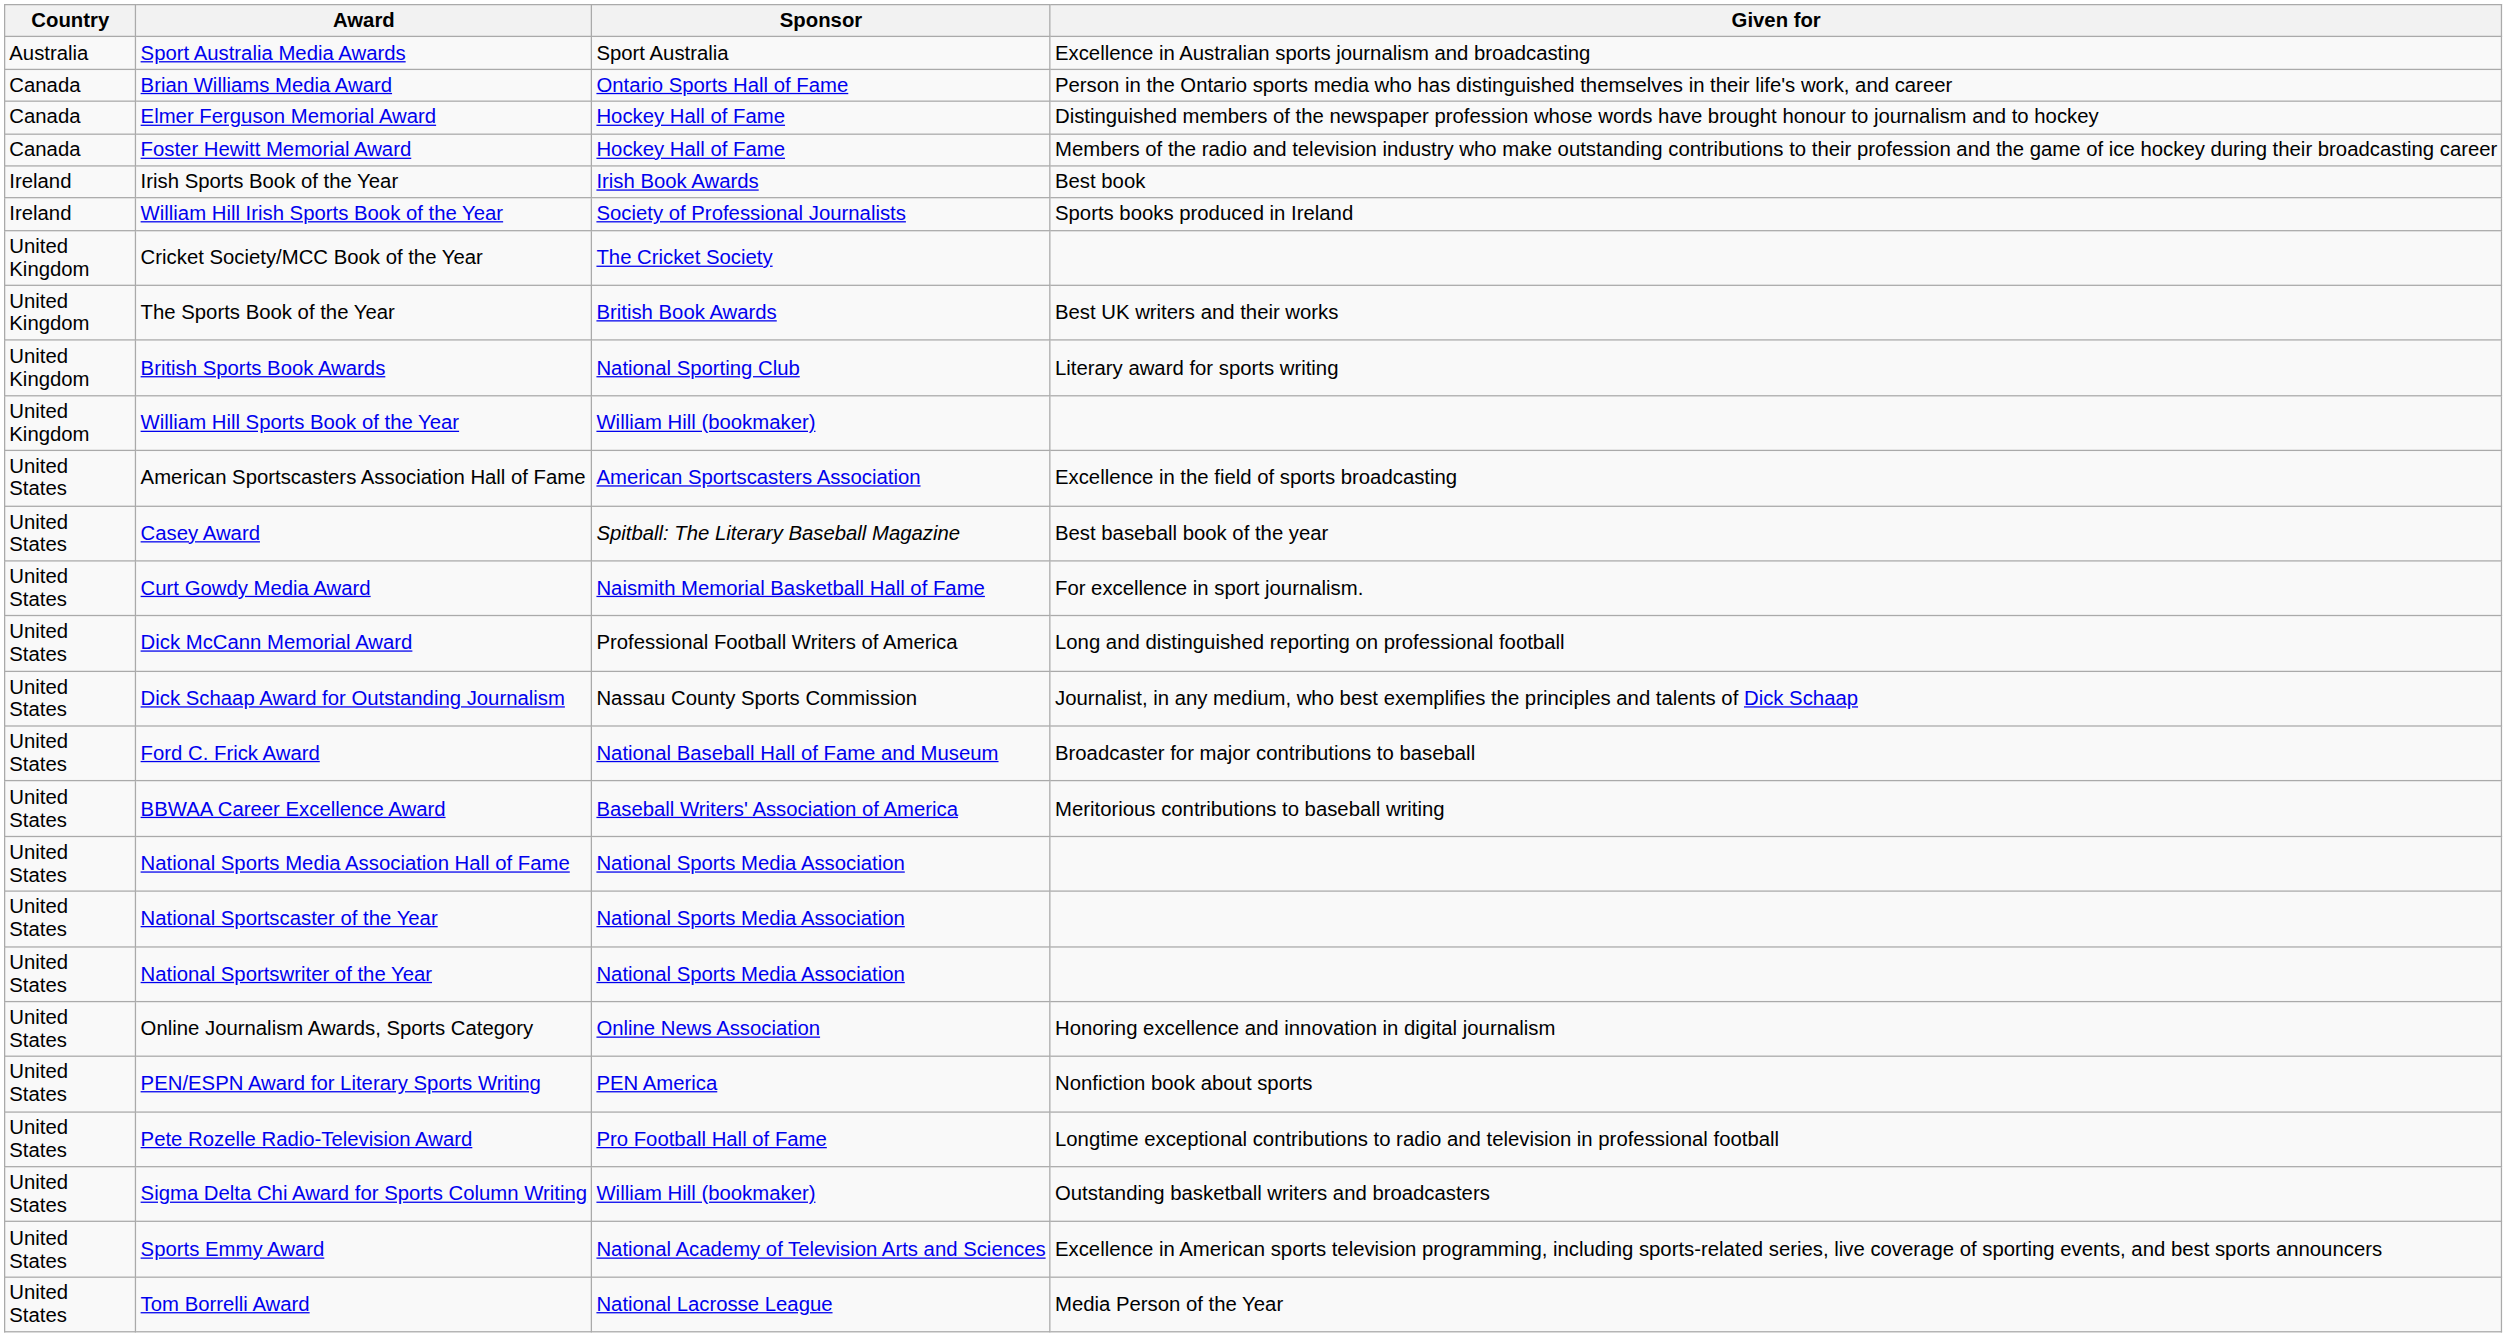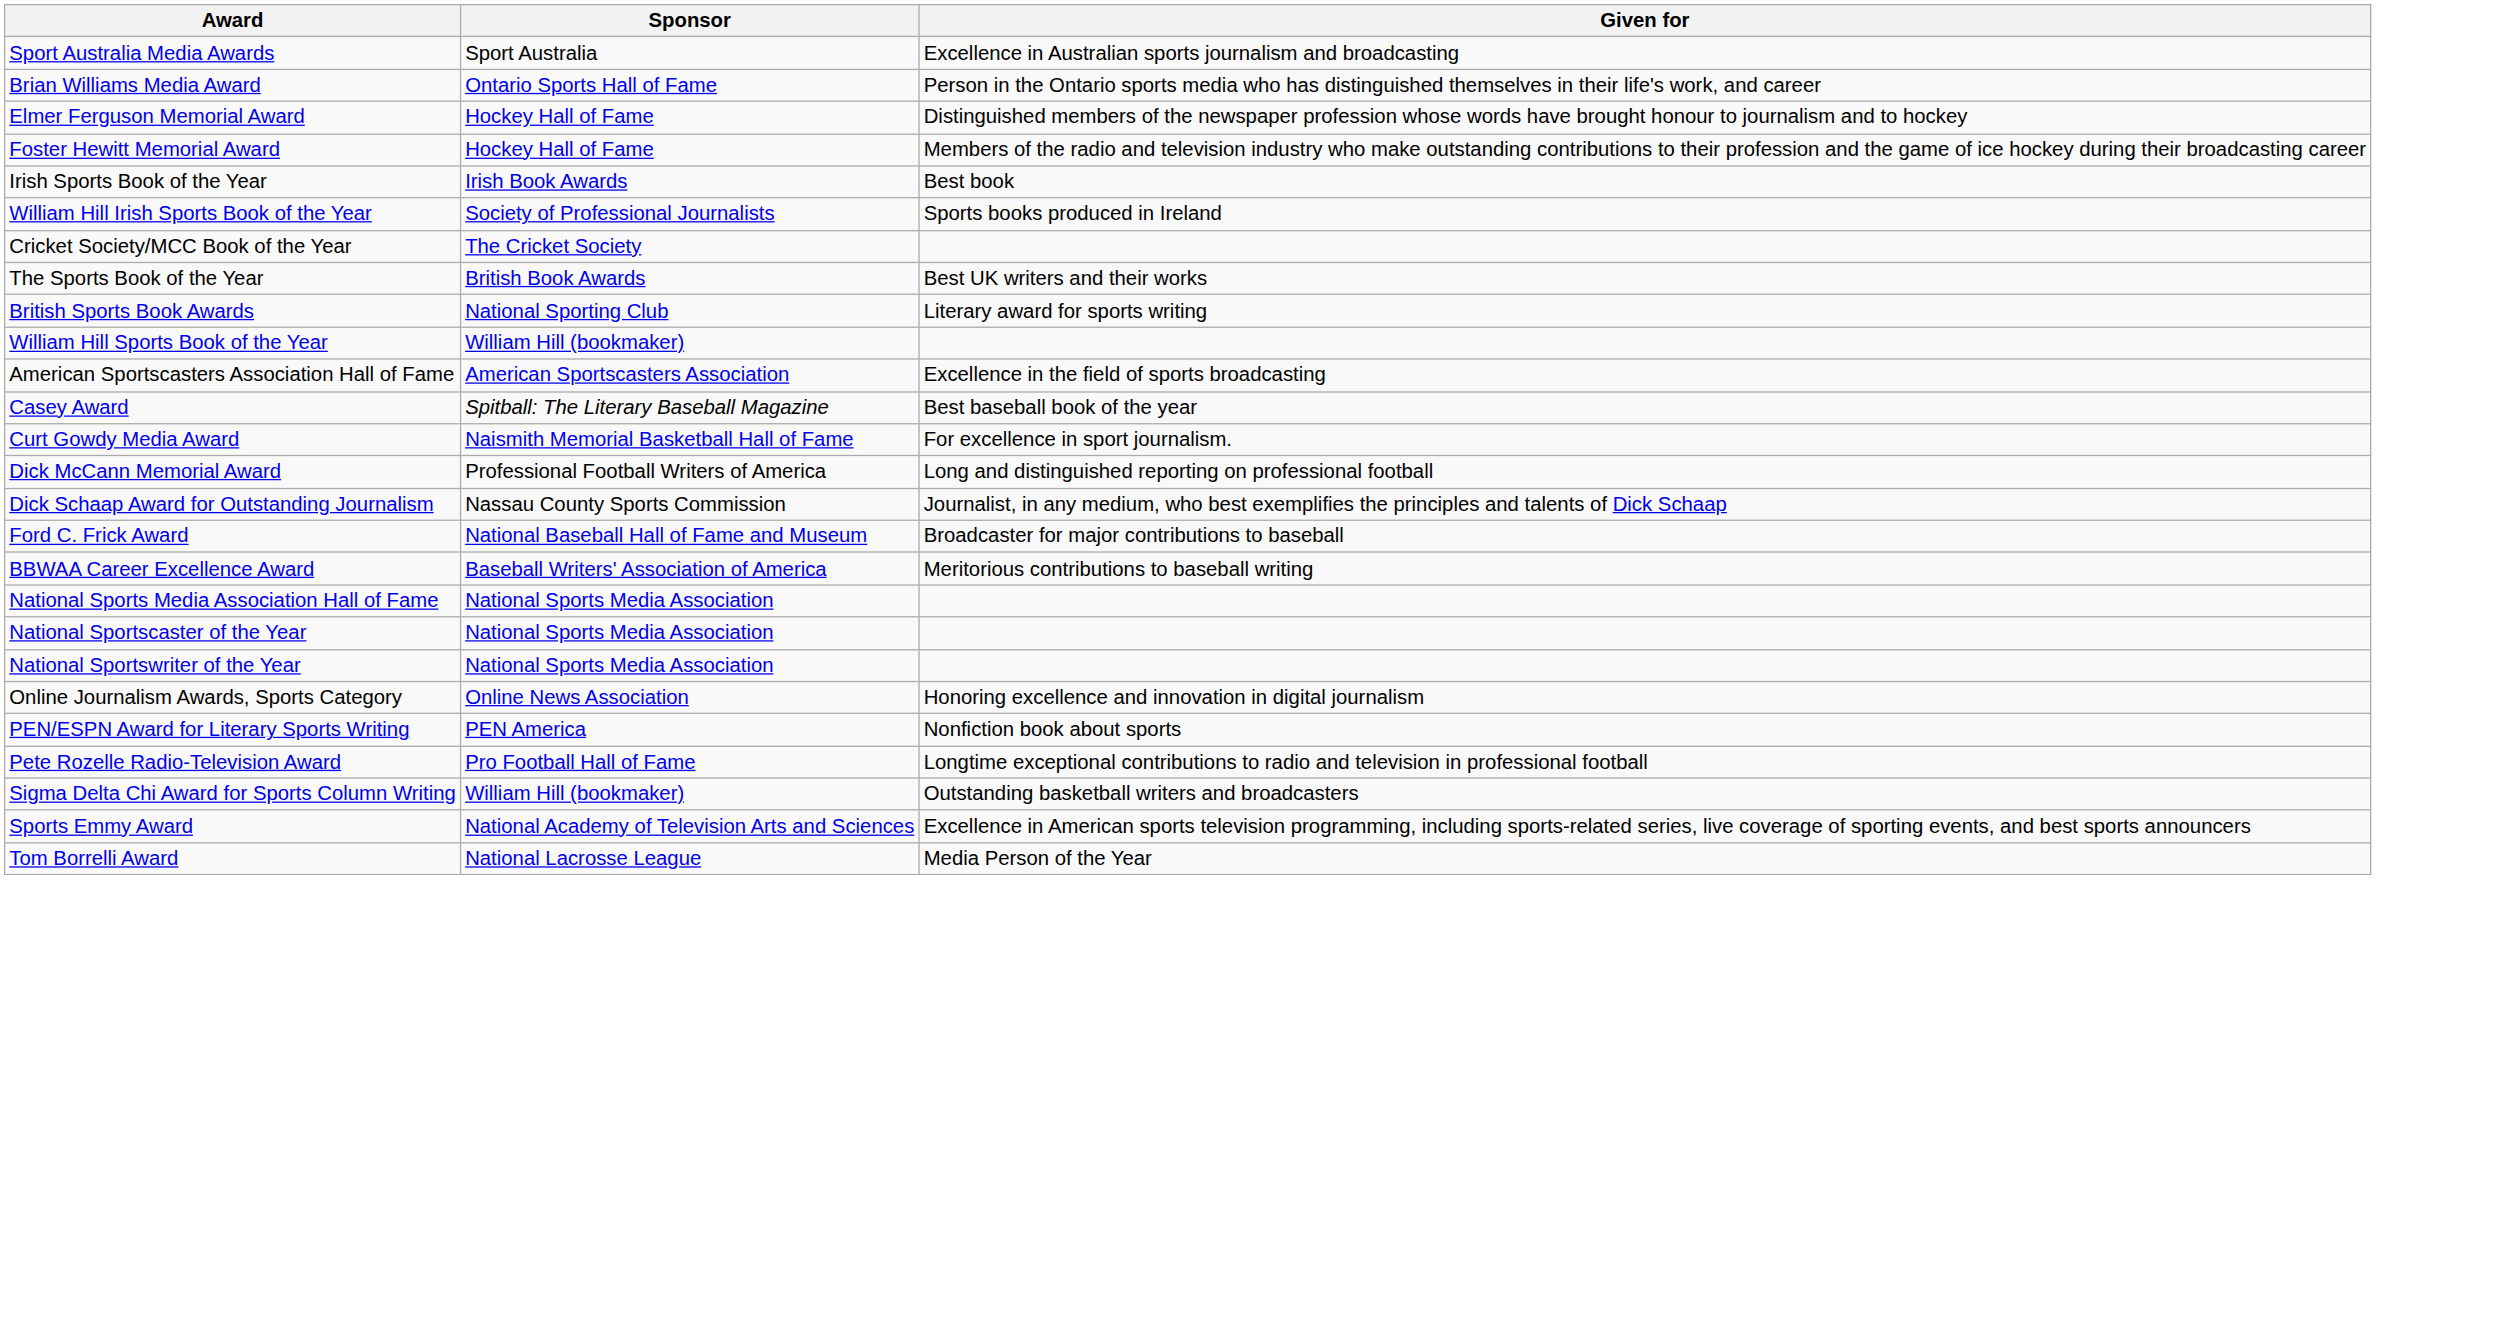- column: (70, 20)
